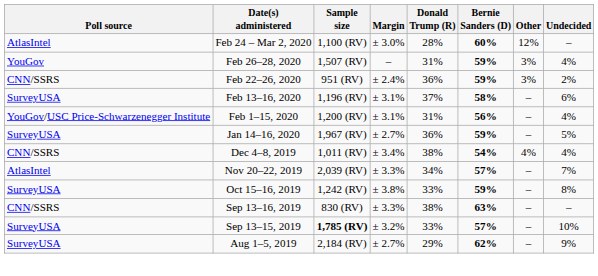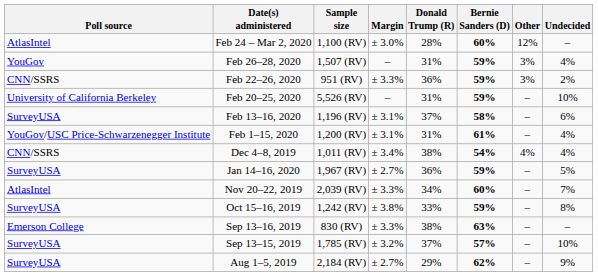(389, 79) ± 2.4% -> (387, 79) ± 3.3%
+ row: (263, 98)
(486, 116) 56% -> (485, 134) 61%
rows swapped: (263, 134) <-> (263, 153)
(486, 171) 57% -> (485, 189) 60%
(33, 208) CNN/SSRS -> (45, 226) Emerson College
(342, 226) bold -> (341, 244) normal
(432, 226) 33% -> (431, 244) 37%
